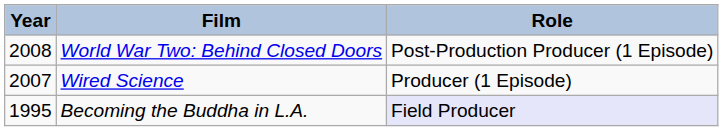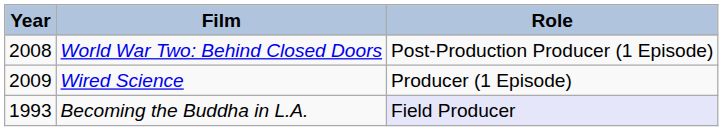(30, 81) 2007 -> (30, 81) 2009
(30, 111) 1995 -> (30, 111) 1993
